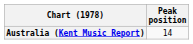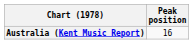(168, 33) 14 -> (168, 33) 16
